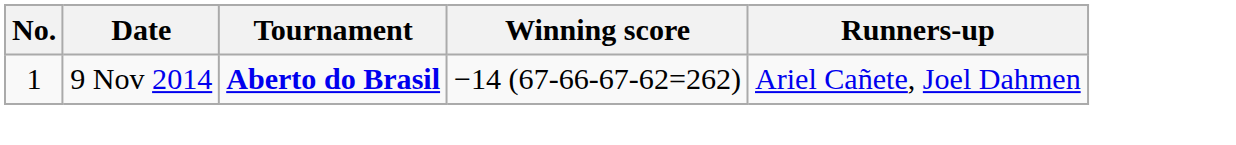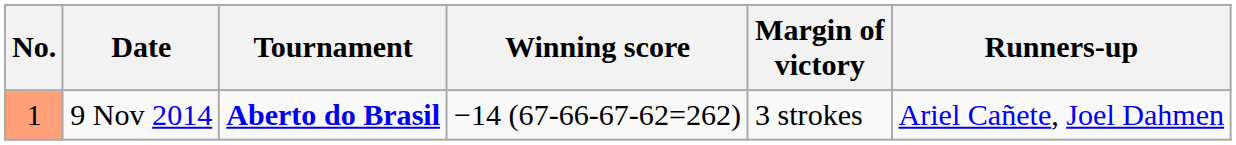+ column: (820, 47)
(34, 79) no background -> (34, 114) lightsalmon background
